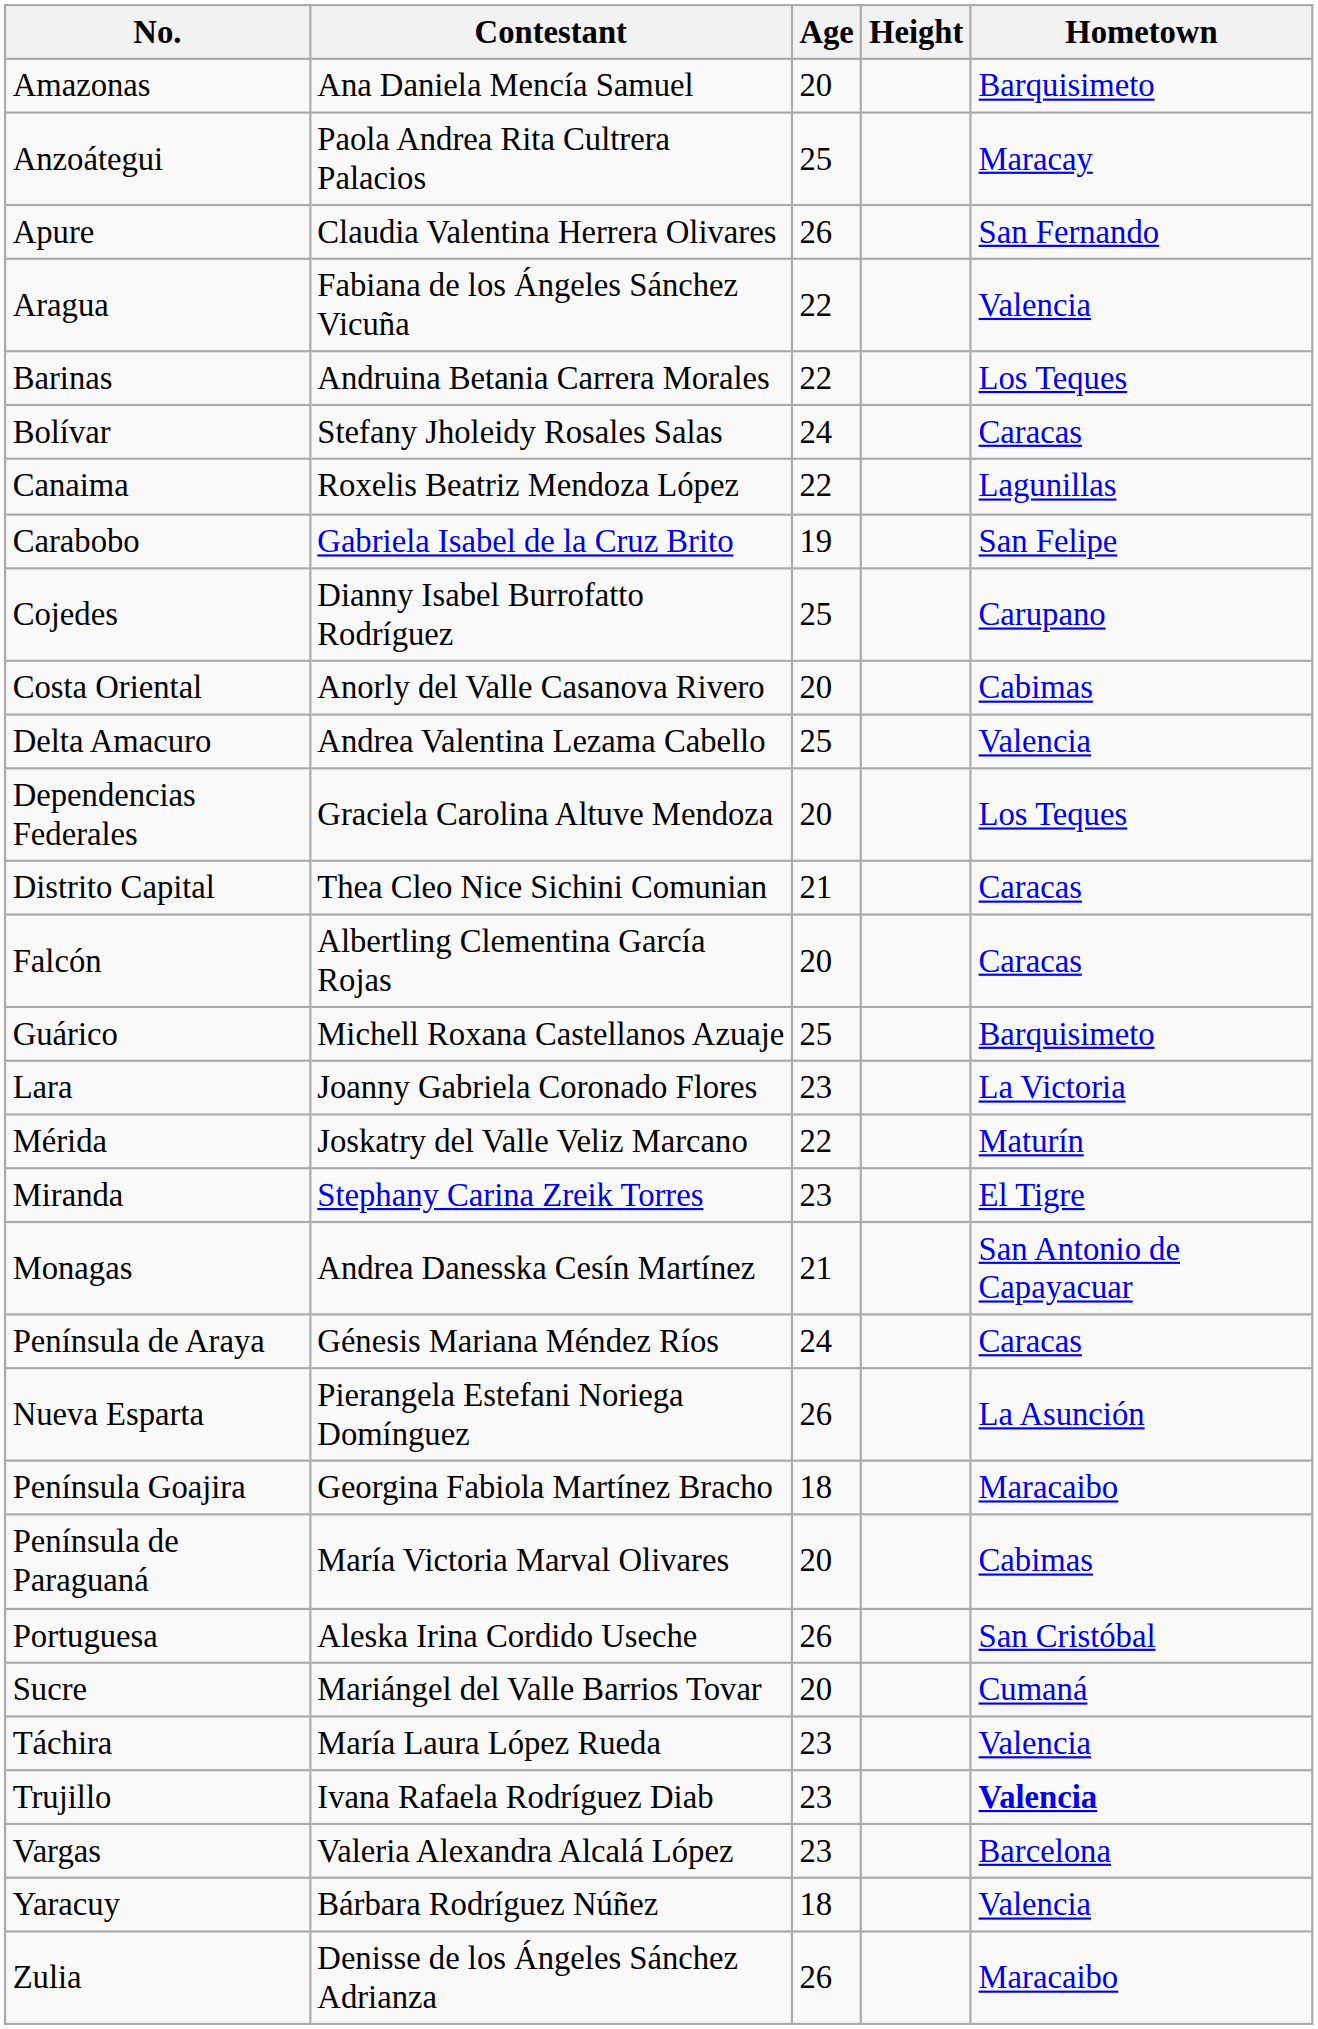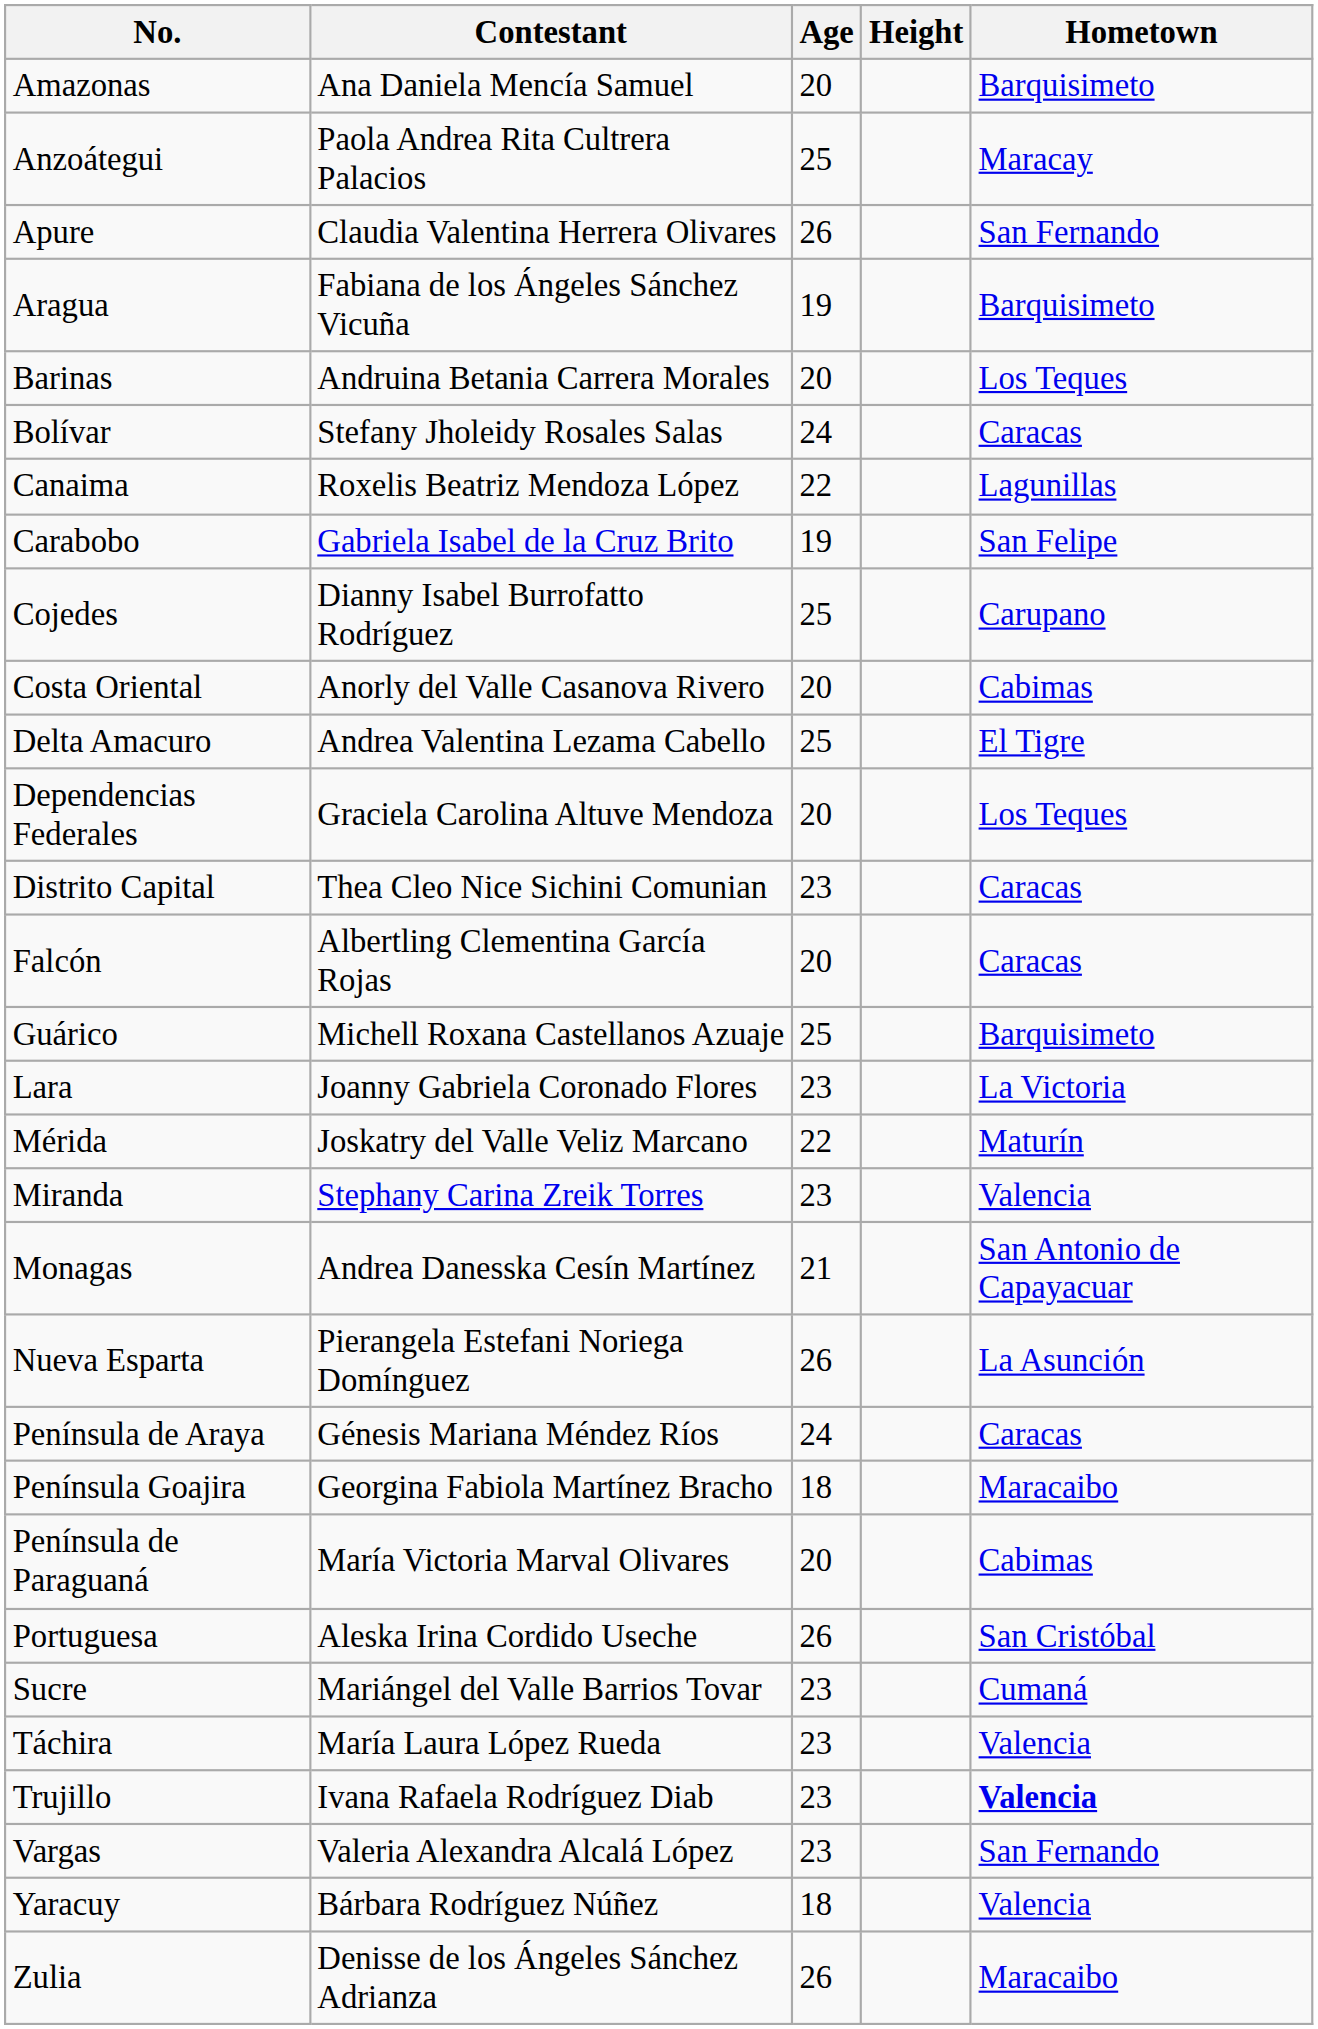(816, 305) 22 -> (816, 305) 19
(1035, 305) Valencia -> (1067, 305) Barquisimeto
(816, 378) 22 -> (816, 378) 20
(1035, 740) Valencia -> (1032, 740) El Tigre
(816, 886) 21 -> (816, 886) 23
(1032, 1195) El Tigre -> (1035, 1195) Valencia
rows swapped: (108, 1414) <-> (139, 1341)
(816, 1688) 20 -> (816, 1688) 23
(1045, 1849) Barcelona -> (1069, 1849) San Fernando
